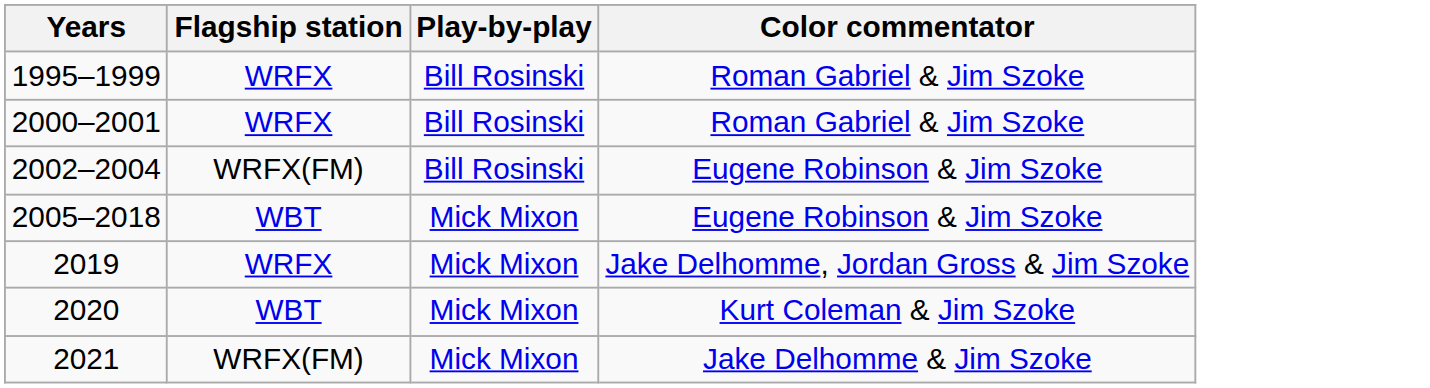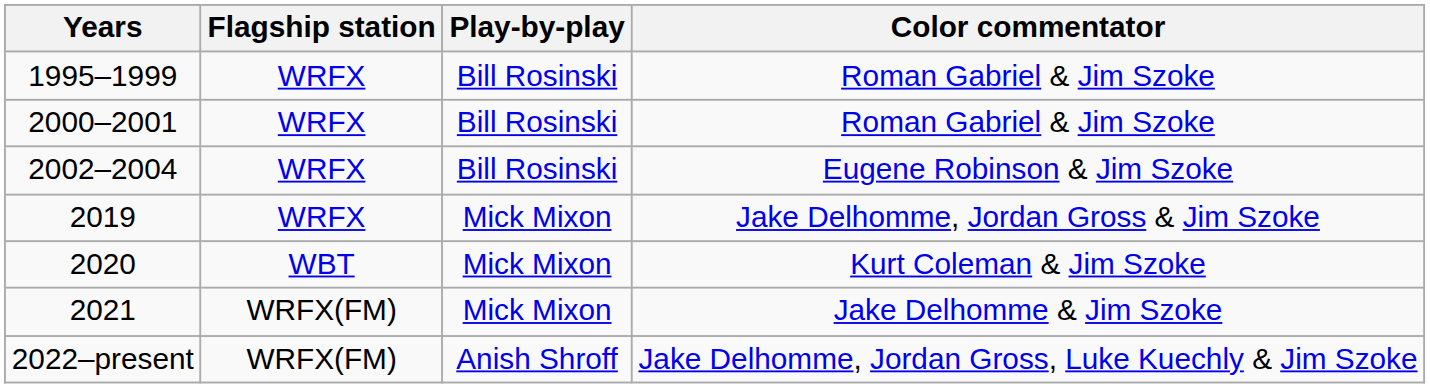(289, 169) WRFX(FM) -> (322, 169) WRFX
- row: (86, 216)
+ row: (103, 358)
